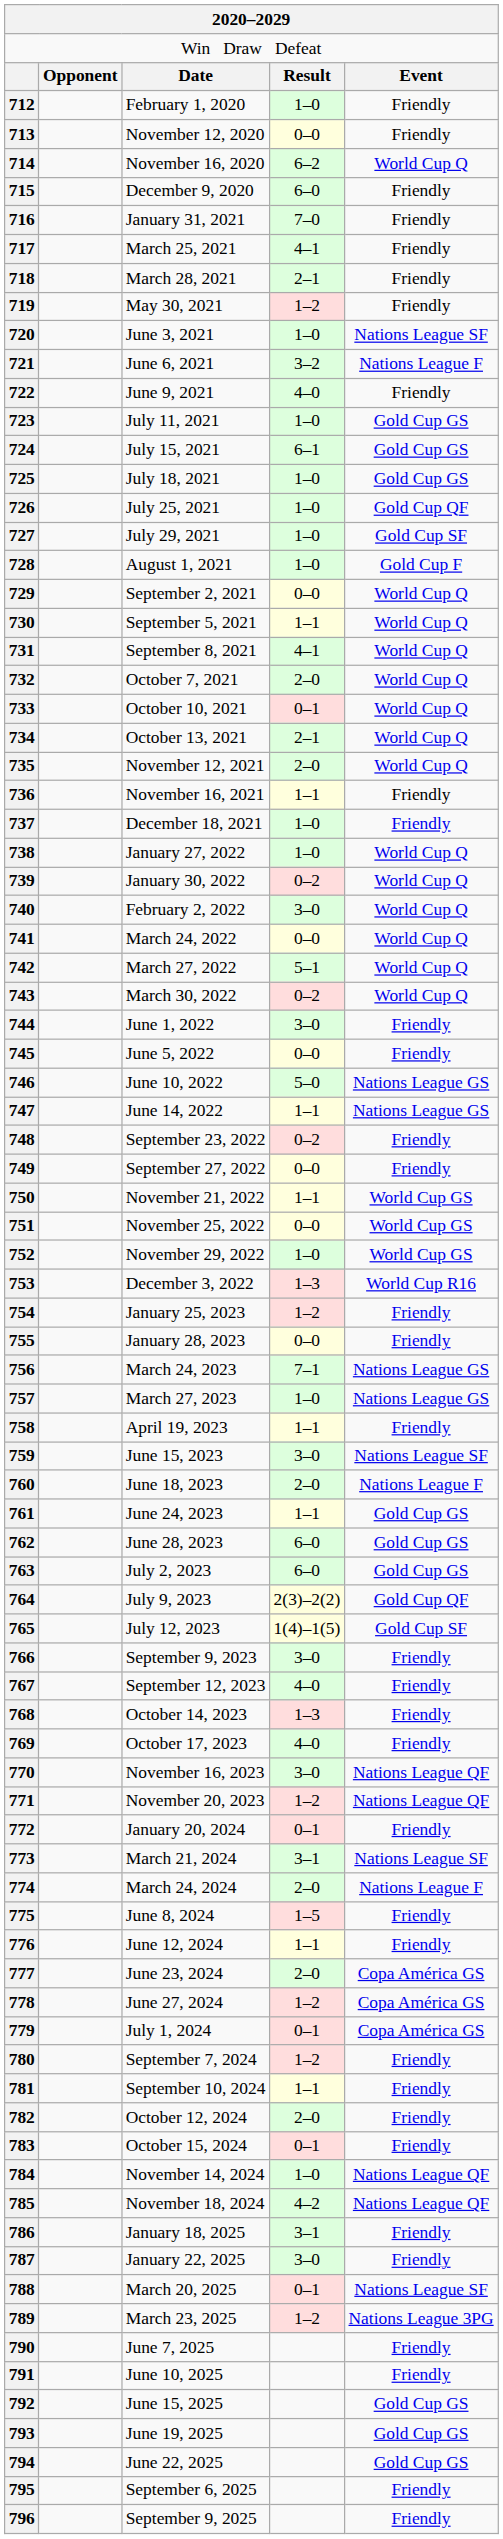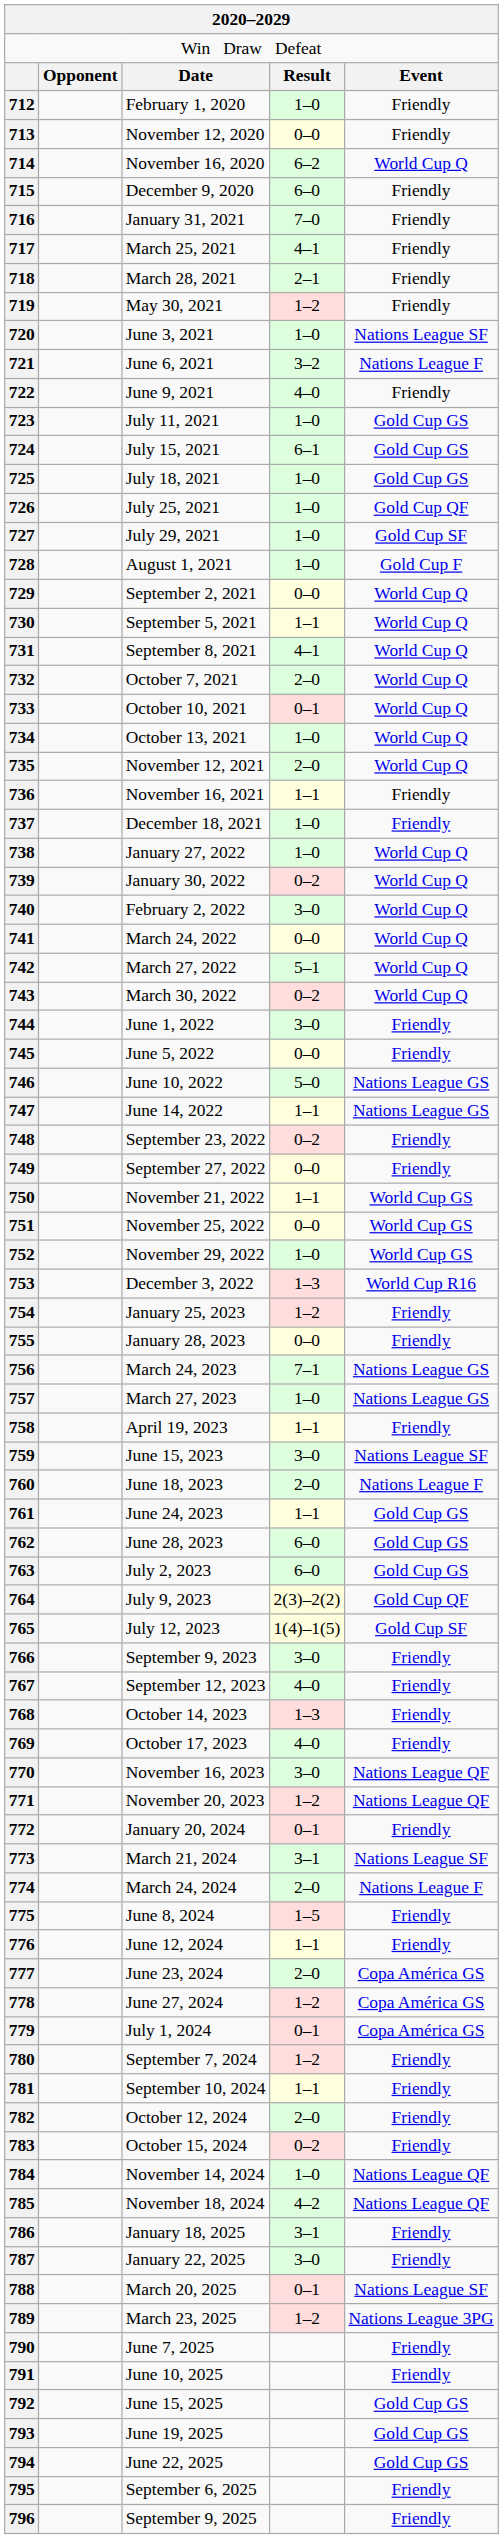(307, 737) 2–1 -> (307, 737) 1–0
(307, 2145) 0–1 -> (307, 2145) 0–2
